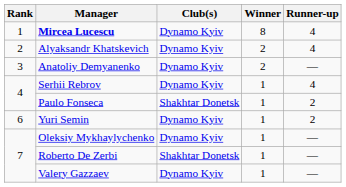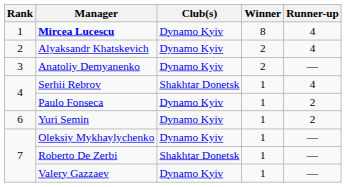(191, 84) Dynamo Kyiv -> (199, 84) Shakhtar Donetsk
(199, 102) Shakhtar Donetsk -> (191, 102) Dynamo Kyiv
